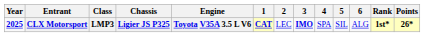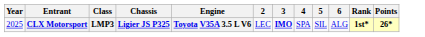- column: (263, 10)
(15, 24) bold -> (15, 24) normal
